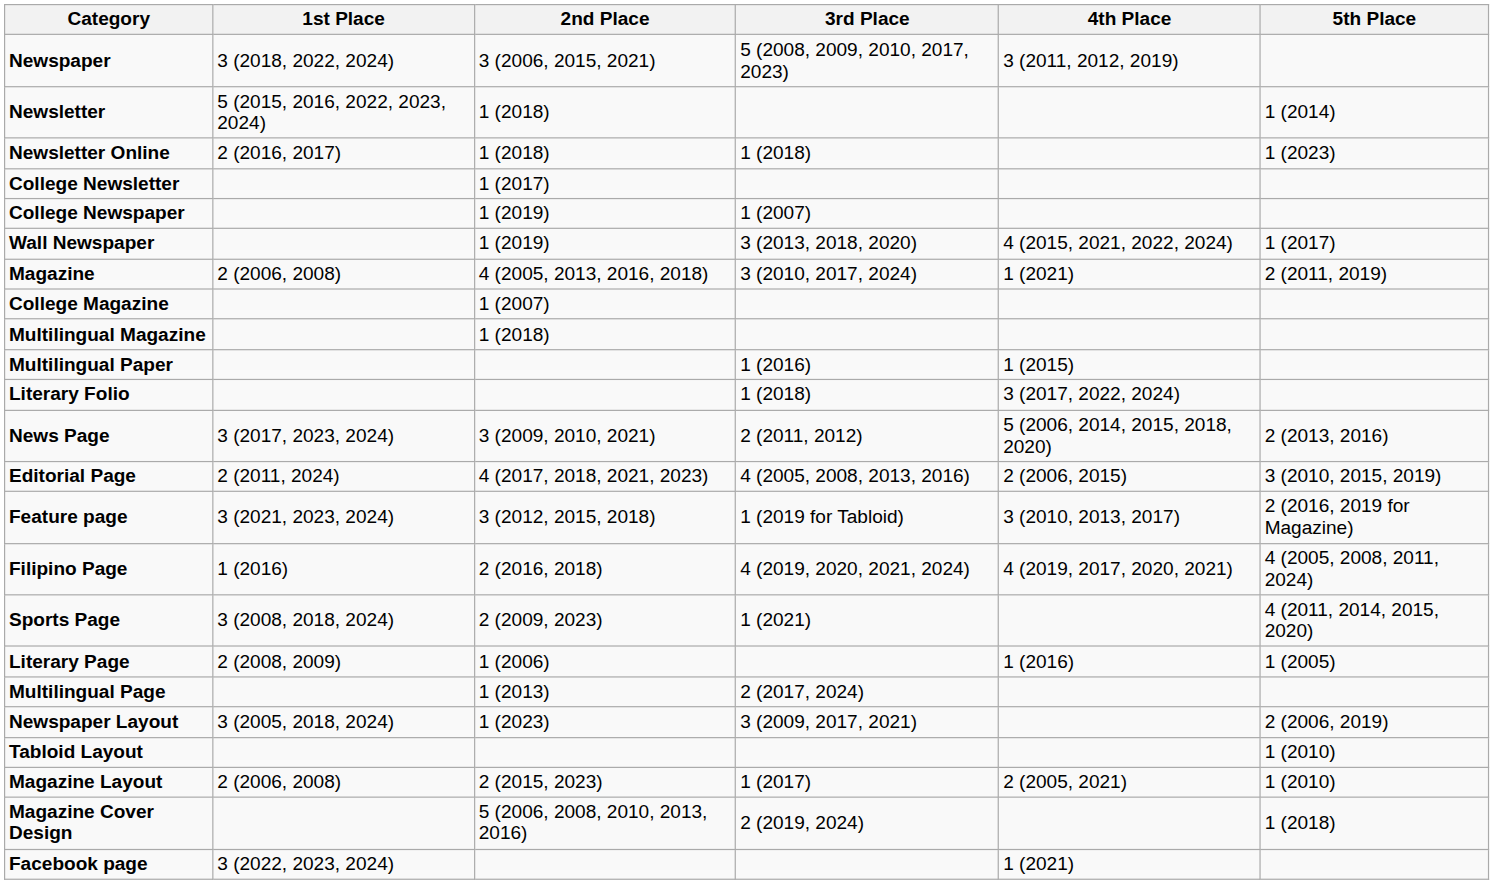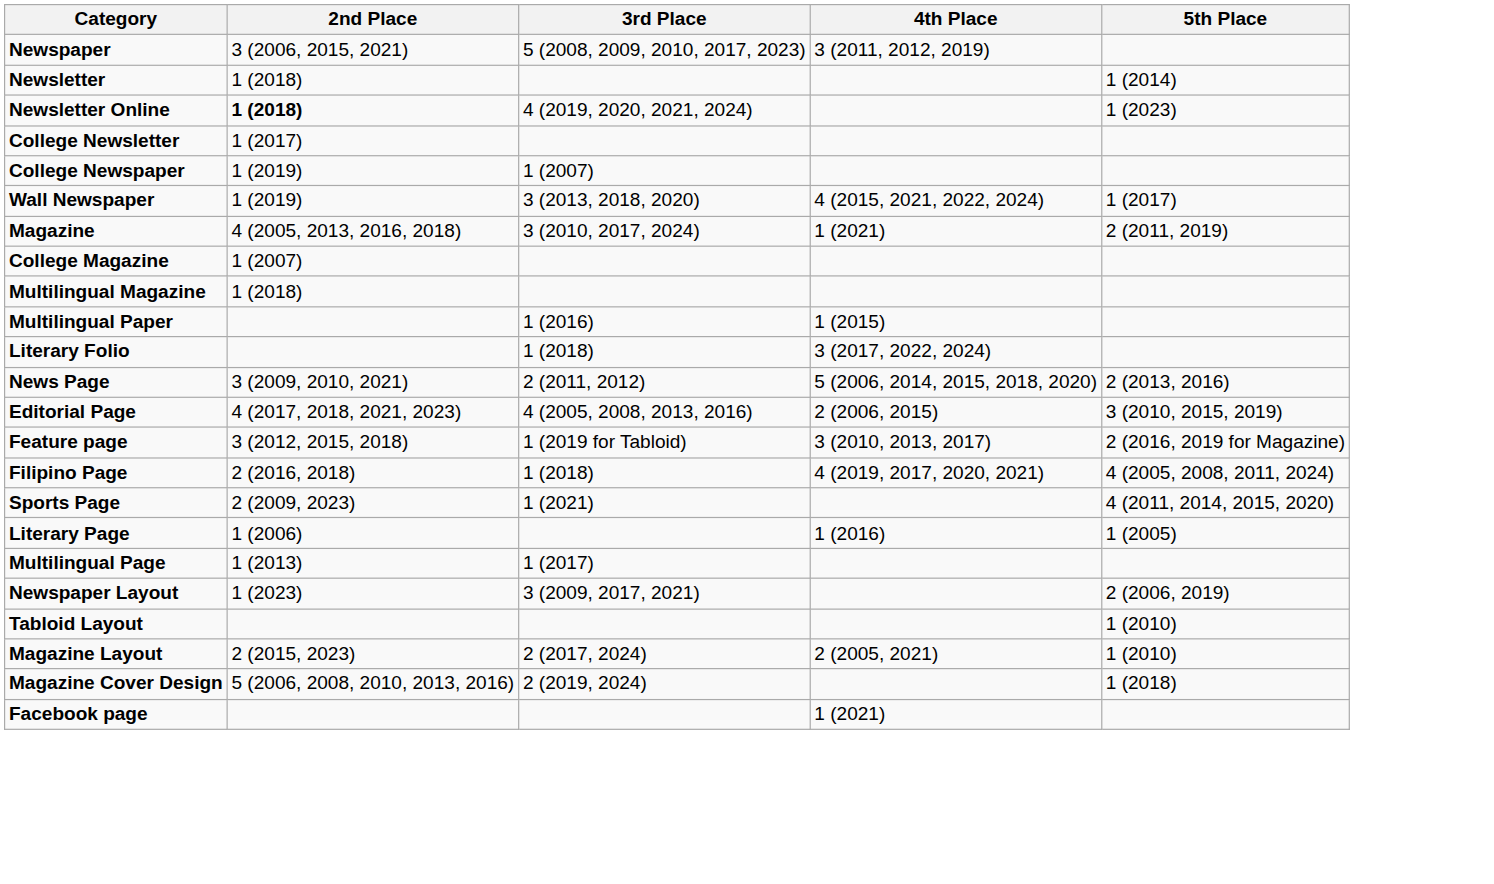- column: (344, 19)
(514, 153) normal -> (267, 110) bold
(776, 153) 1 (2018) -> (638, 110) 4 (2019, 2020, 2021, 2024)
(855, 568) 4 (2019, 2020, 2021, 2024) -> (558, 472) 1 (2018)
(802, 691) 2 (2017, 2024) -> (558, 563) 1 (2017)
(776, 782) 1 (2017) -> (585, 653) 2 (2017, 2024)
